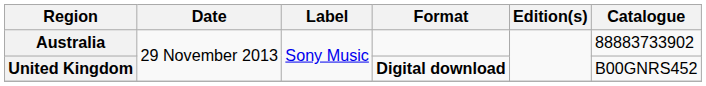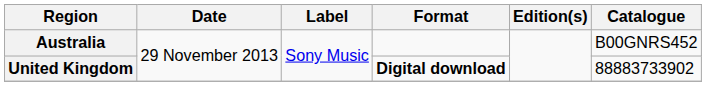(644, 42) 88883733902 -> (646, 42) B00GNRS452
(646, 68) B00GNRS452 -> (644, 68) 88883733902
